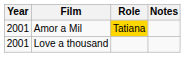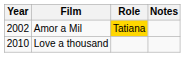(18, 28) 2001 -> (18, 28) 2002
(18, 44) 2001 -> (18, 44) 2010
